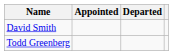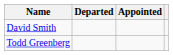columns swapped: (96, 12) <-> (142, 12)
